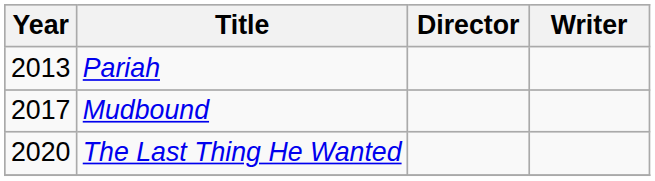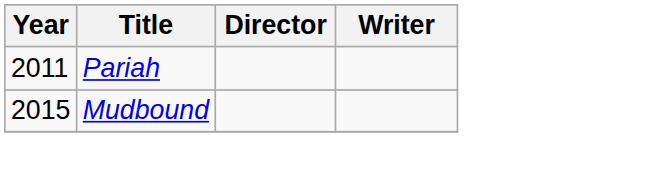(41, 68) 2013 -> (40, 68) 2011
(41, 110) 2017 -> (41, 110) 2015
- row: (242, 152)
